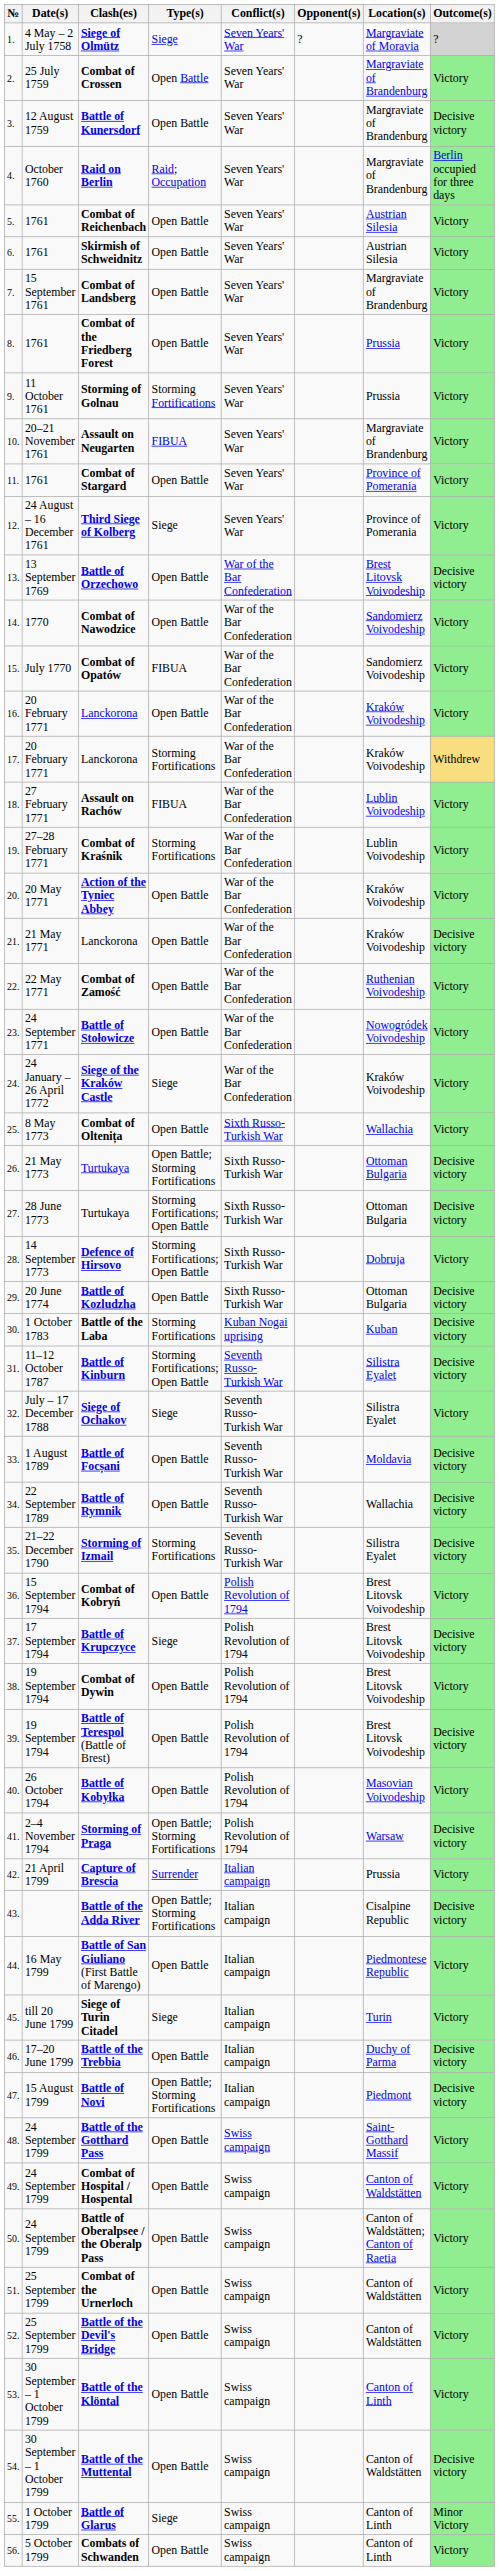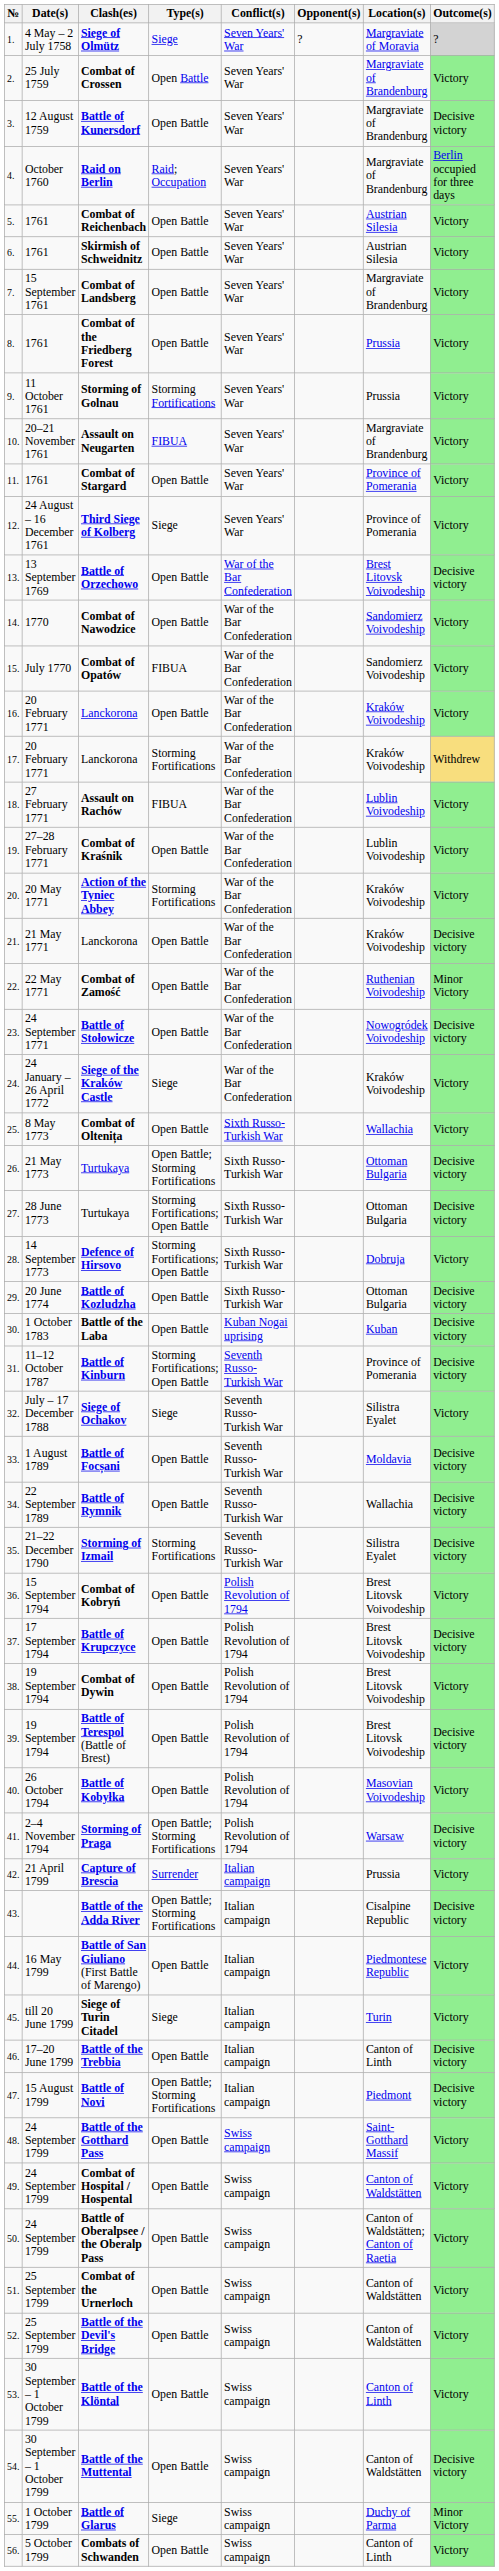(183, 850) Storming Fortifications -> (180, 850) Open Battle
(180, 895) Open Battle -> (183, 895) Storming Fortifications
(451, 986) Victory -> (451, 986) Minor Victory
(451, 1031) Victory -> (454, 1031) Decisive victory
(183, 1329) Storming Fortifications -> (180, 1329) Open Battle
(383, 1368) Silistra Eyalet -> (393, 1368) Province of Pomerania
(165, 1641) Siege -> (180, 1641) Open Battle
(388, 2056) Duchy of Parma -> (389, 2056) Canton of Linth
(389, 2518) Canton of Linth -> (388, 2518) Duchy of Parma
